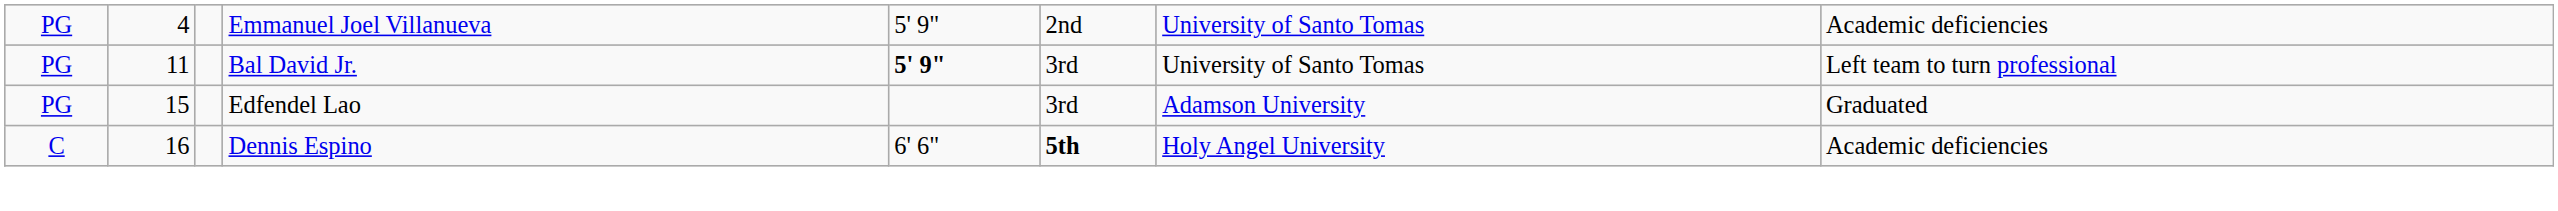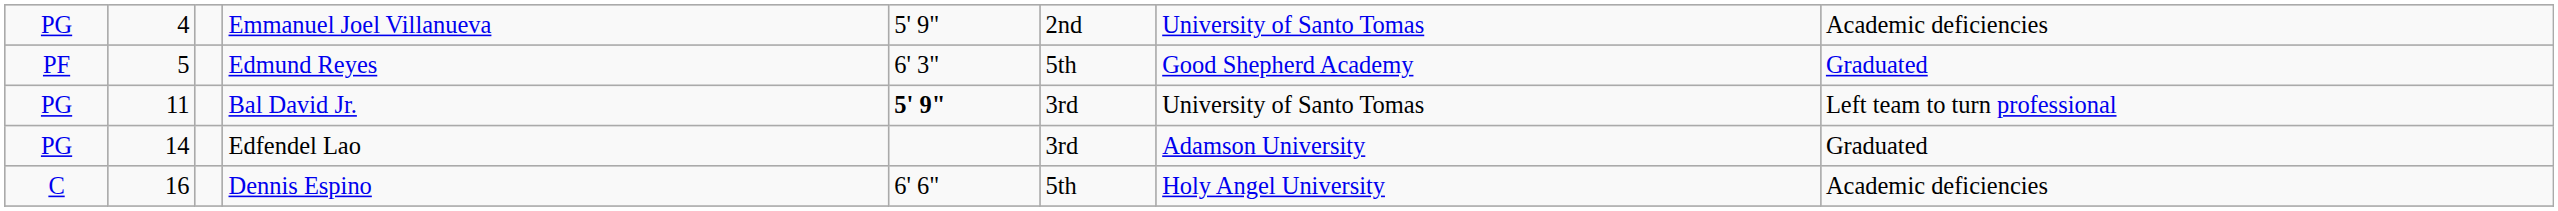+ row: (303, 65)
(177, 105) 15 -> (177, 145) 14
(1063, 145) bold -> (1061, 186) normal
